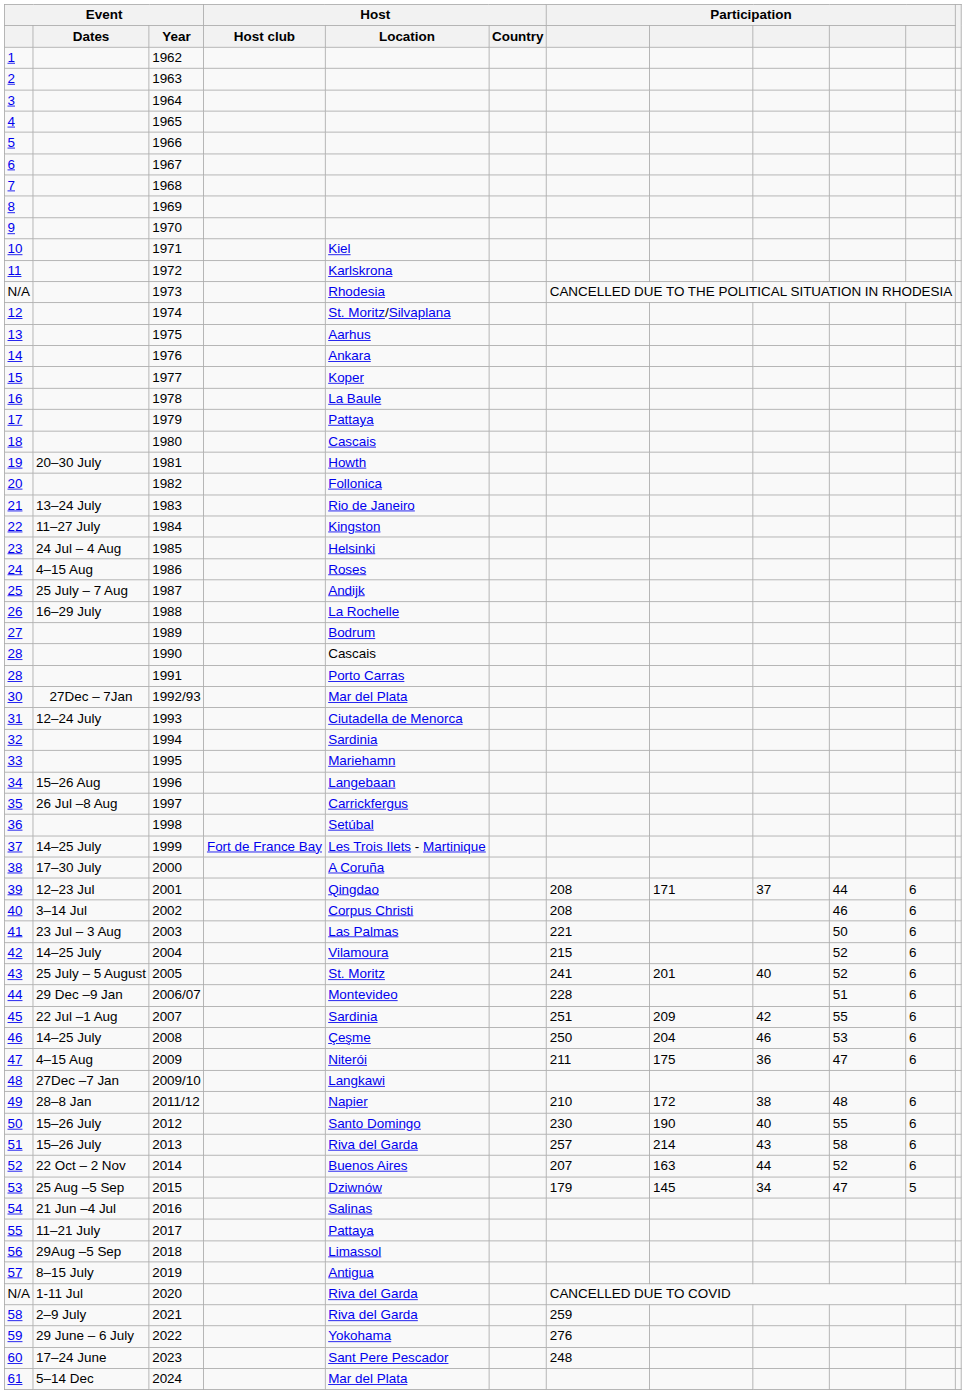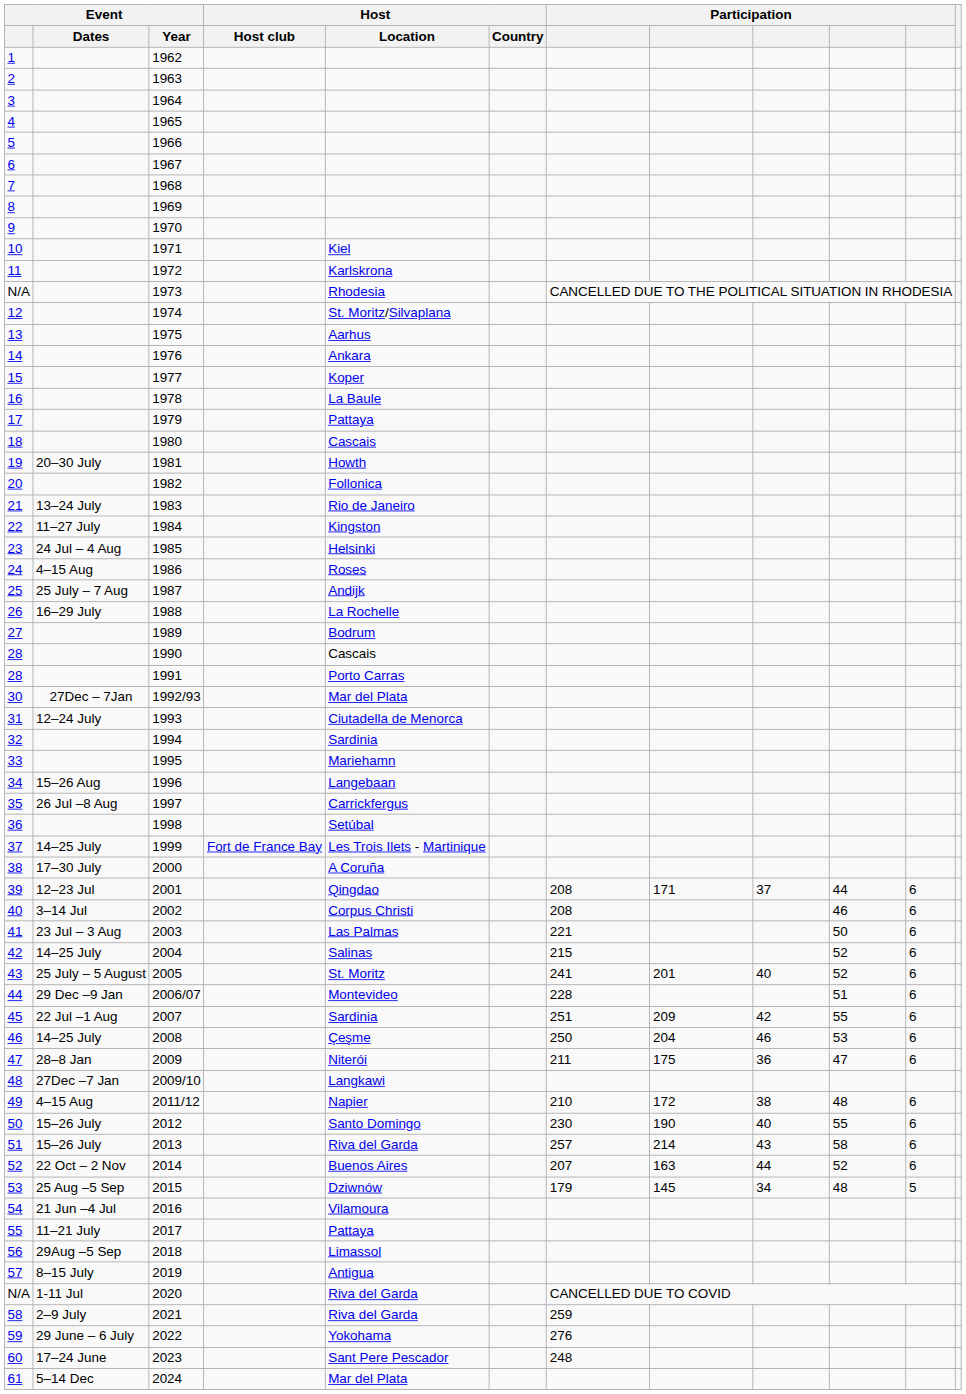(358, 953) Vilamoura -> (350, 953) Salinas
(65, 1059) 4–15 Aug -> (64, 1059) 28–8 Jan
(64, 1102) 28–8 Jan -> (65, 1102) 4–15 Aug
(840, 1187) 47 -> (840, 1187) 48
(350, 1208) Salinas -> (358, 1208) Vilamoura
